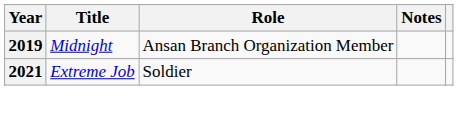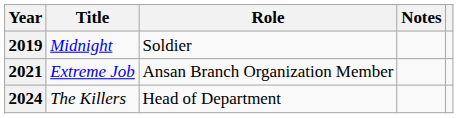(268, 44) Ansan Branch Organization Member -> (167, 44) Soldier
(167, 71) Soldier -> (268, 71) Ansan Branch Organization Member
+ row: (25, 98)
